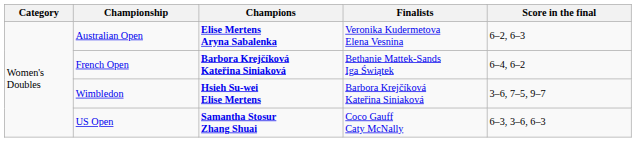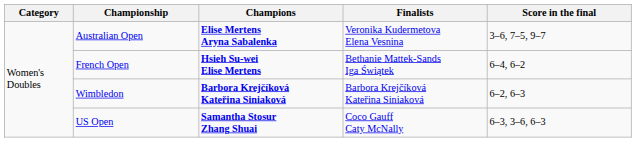(507, 36) 6–2, 6–3 -> (518, 36) 3–6, 7–5, 9–7
(245, 65) Barbora Krejčíková Kateřina Siniaková -> (231, 65) Hsieh Su-wei Elise Mertens
(231, 94) Hsieh Su-wei Elise Mertens -> (245, 94) Barbora Krejčíková Kateřina Siniaková
(518, 94) 3–6, 7–5, 9–7 -> (507, 94) 6–2, 6–3
